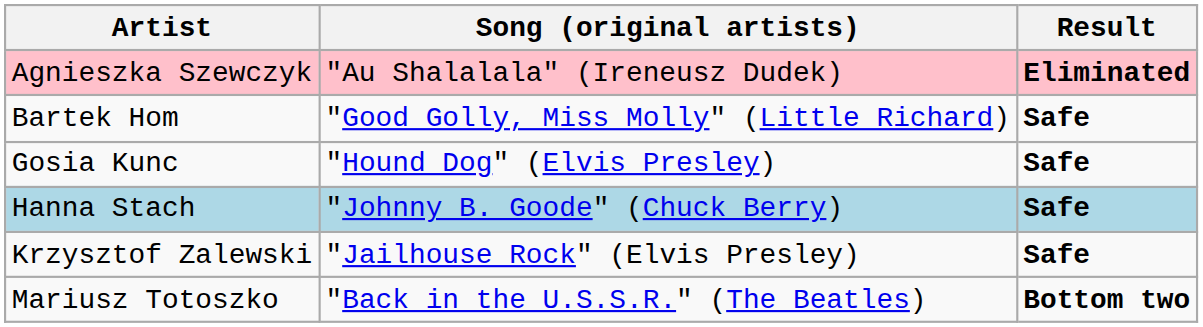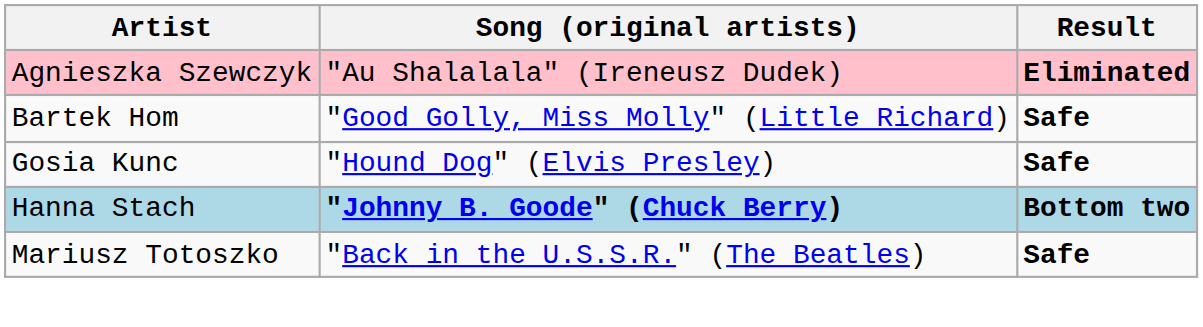(584, 209) normal -> (584, 209) bold
(1057, 209) Safe -> (1107, 209) Bottom two
- row: (162, 254)
(1107, 300) Bottom two -> (1057, 254) Safe
